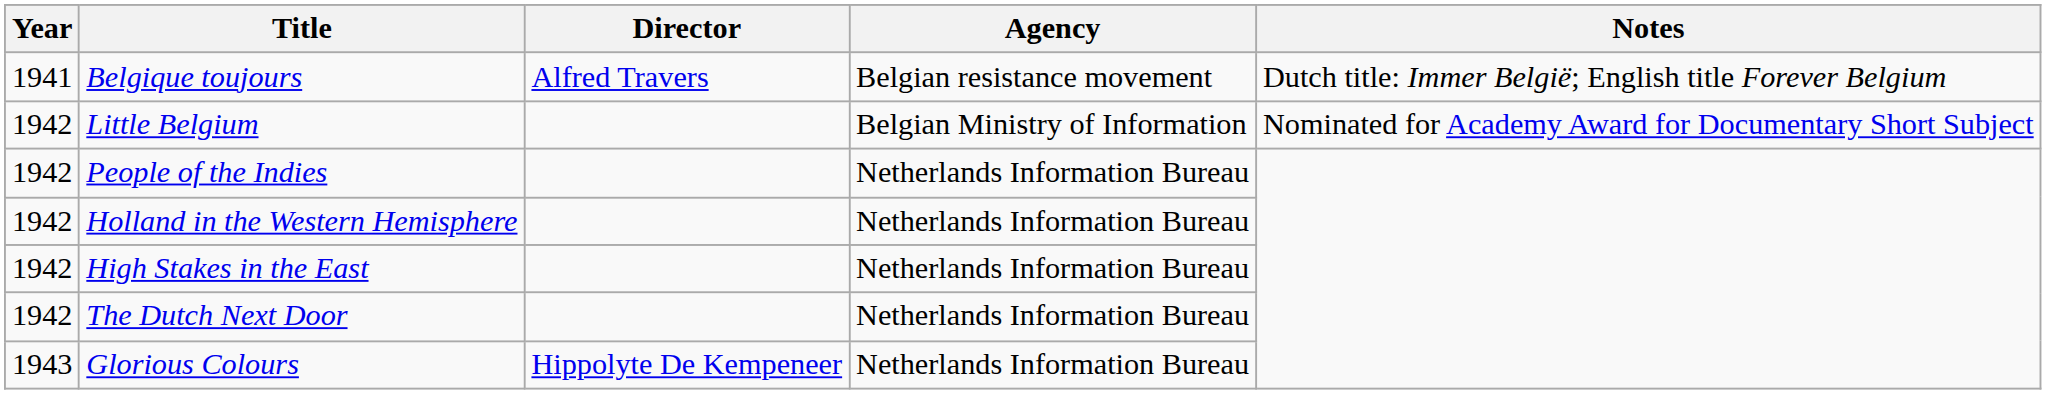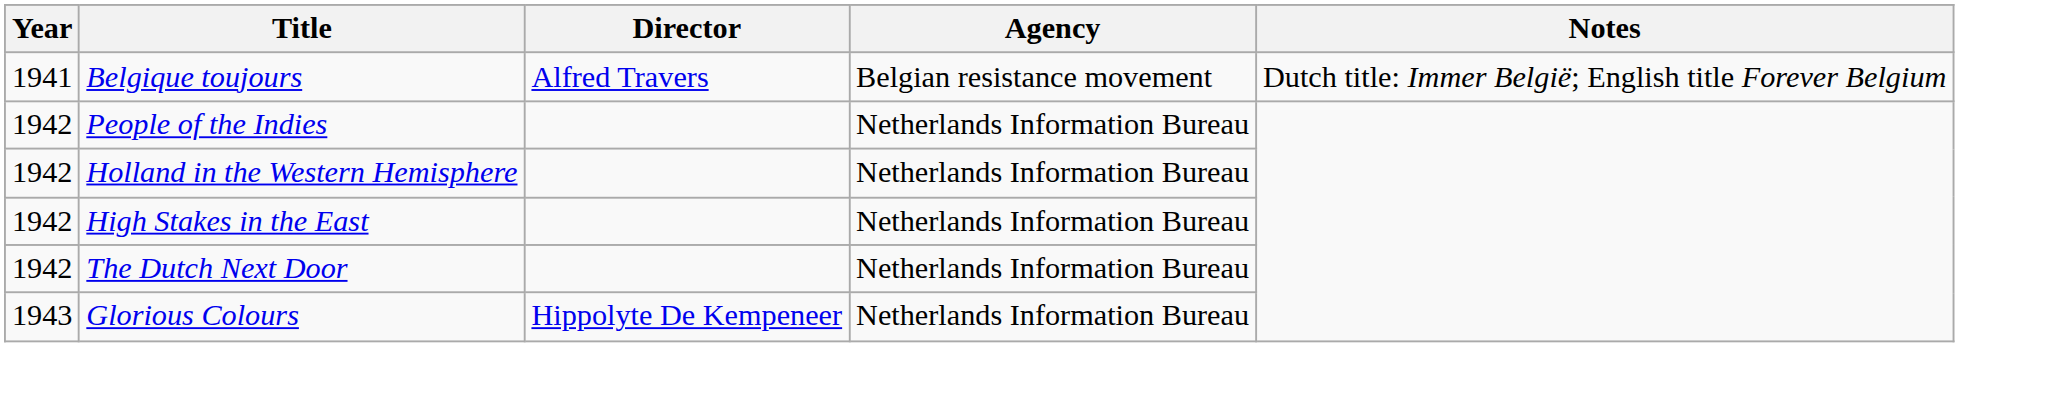- row: (172, 124)
